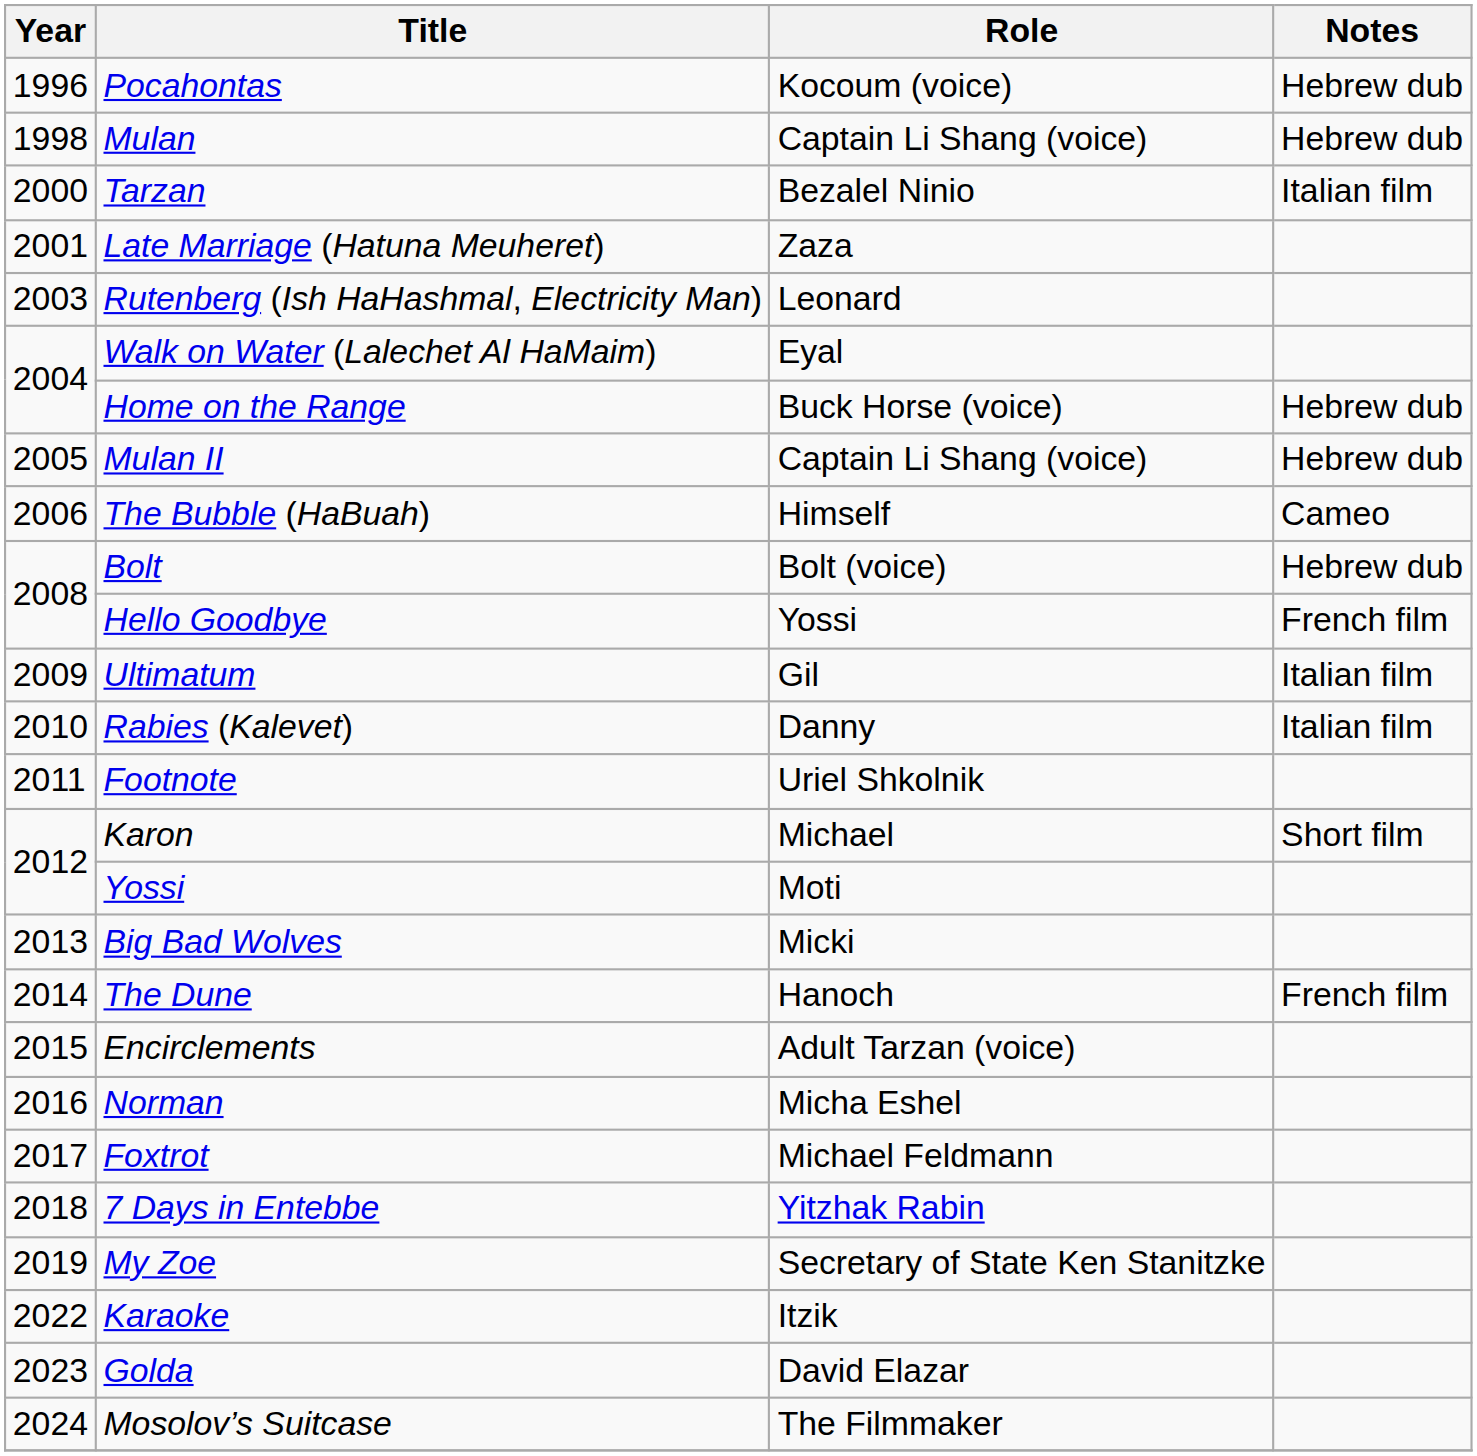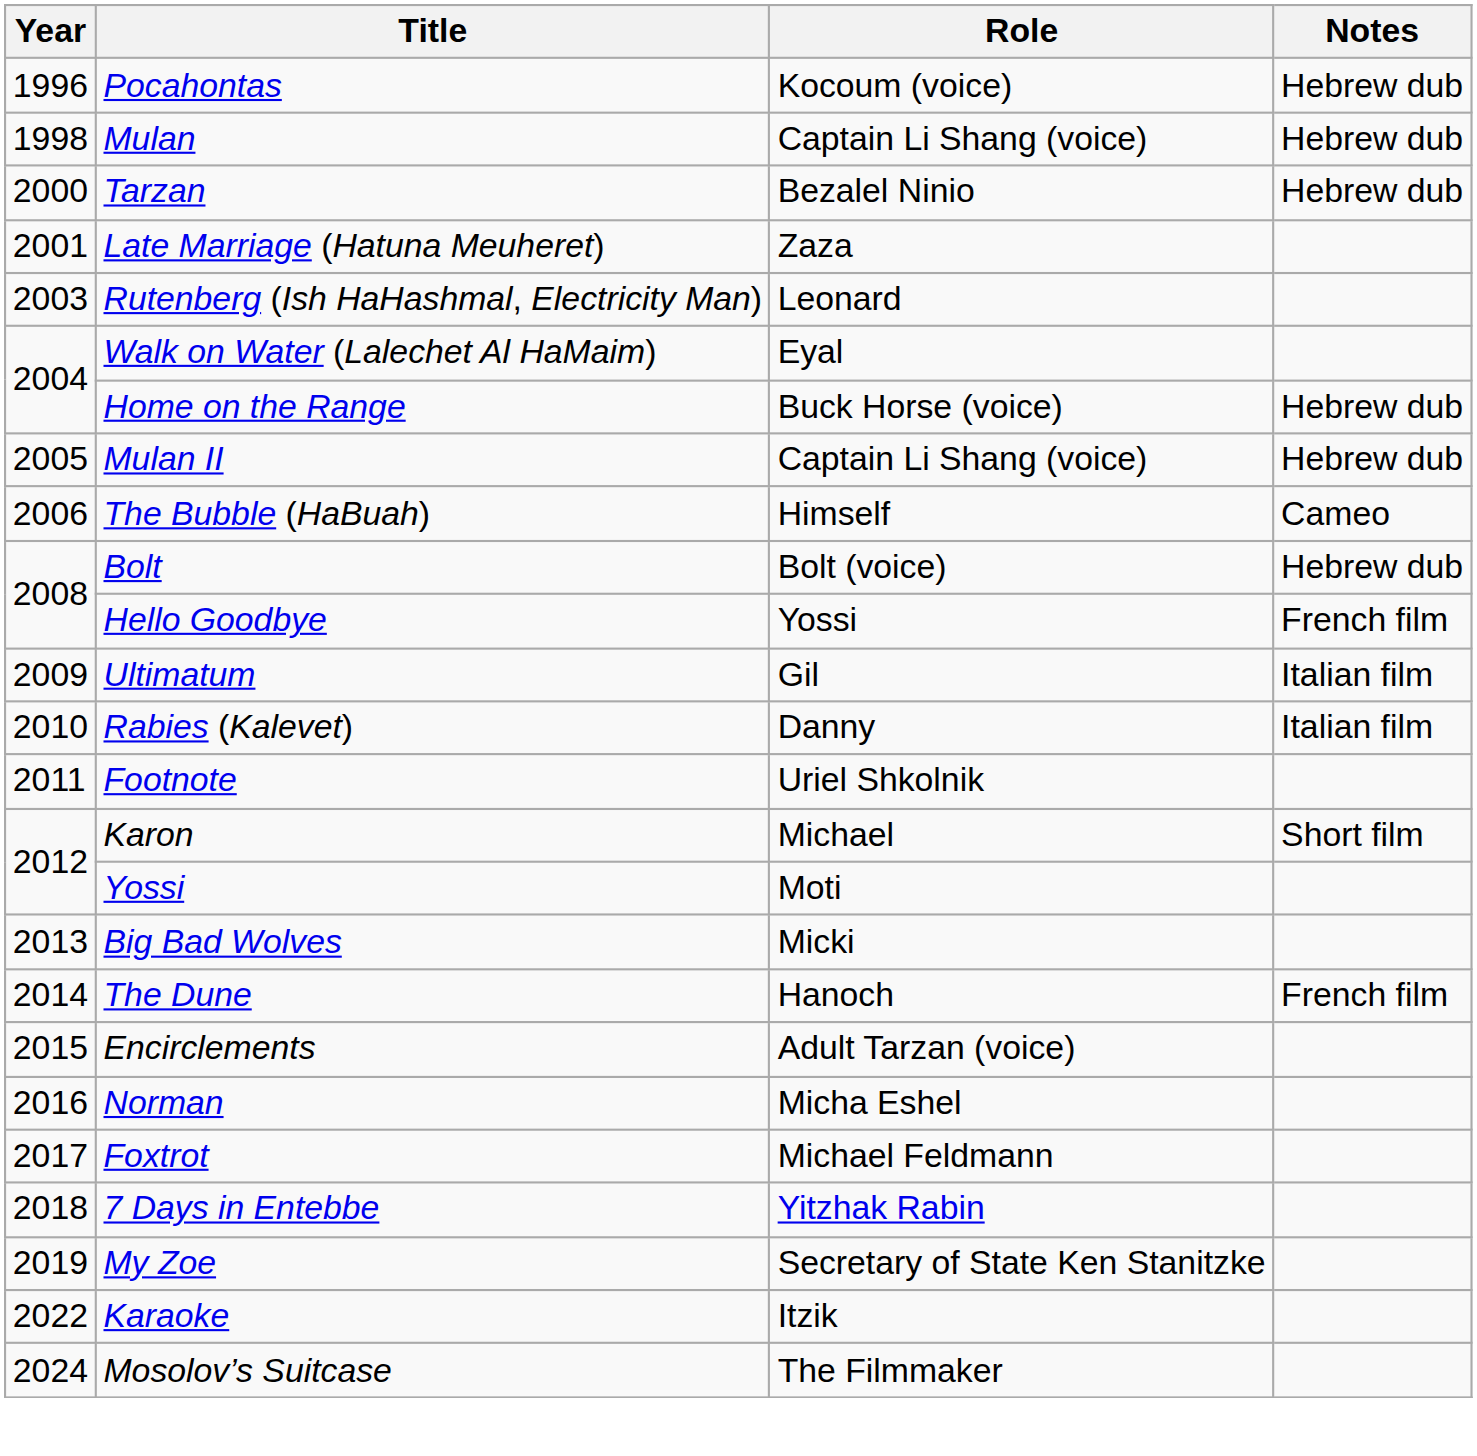(1357, 191) Italian film -> (1372, 191) Hebrew dub
- row: (149, 1369)
